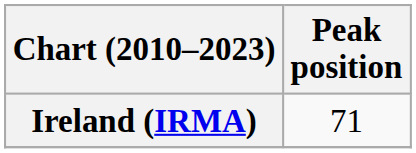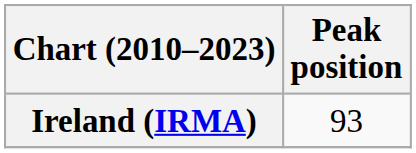(346, 119) 71 -> (346, 119) 93
